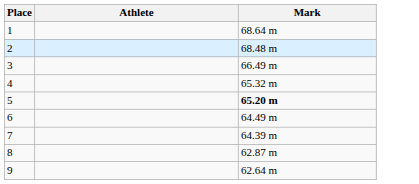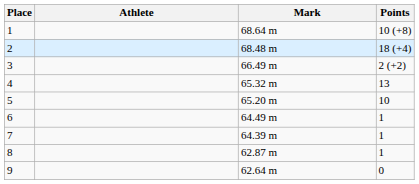+ column: (395, 13)
(259, 100) bold -> (259, 100) normal
